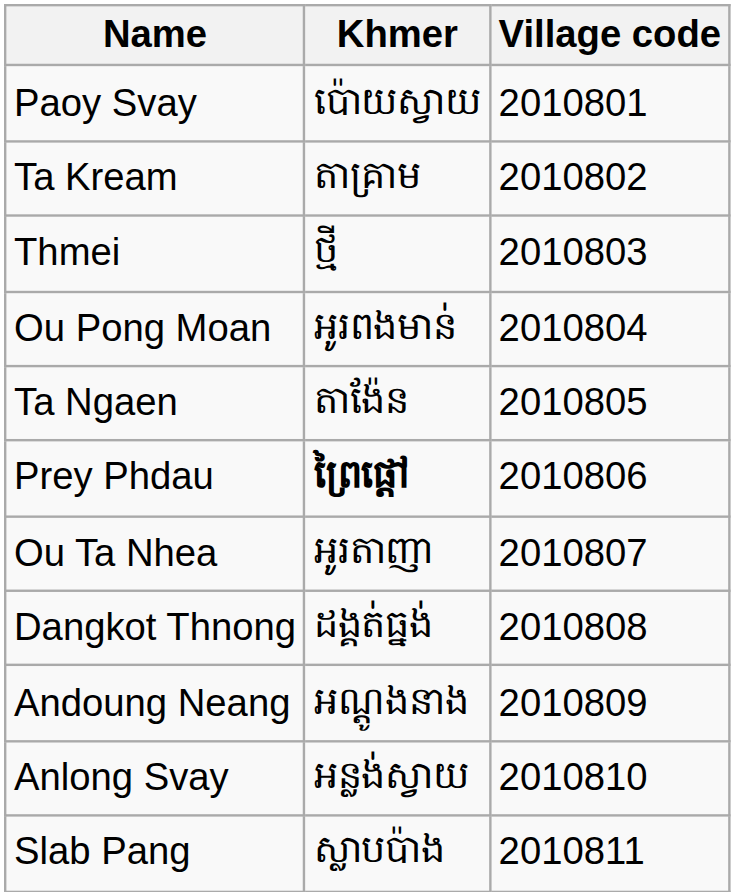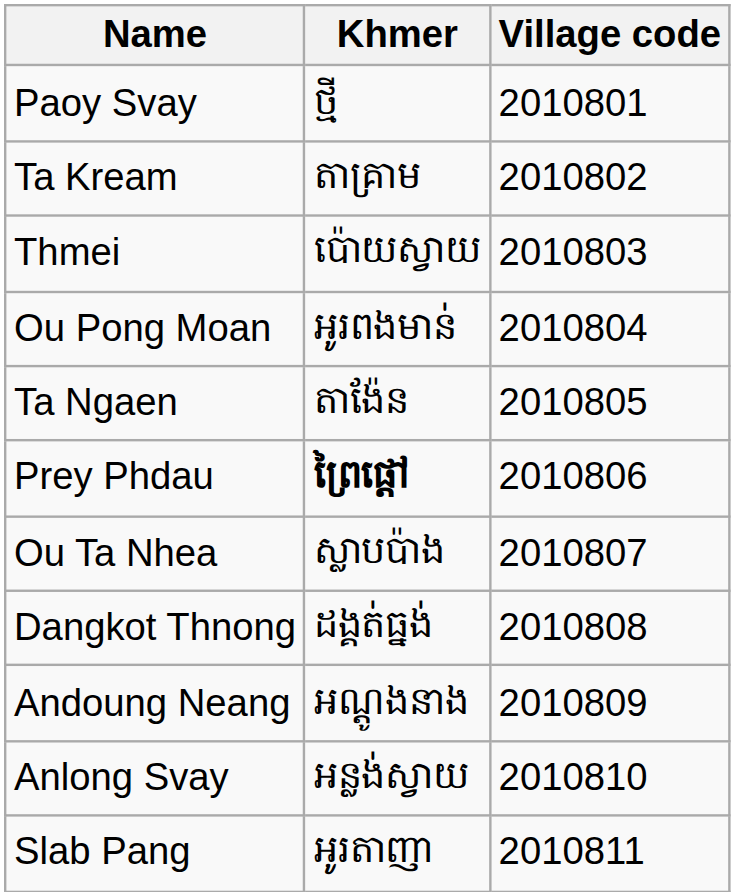(397, 100) ប៉ោយស្វាយ -> (326, 100) ថ្មី
(326, 250) ថ្មី -> (397, 250) ប៉ោយស្វាយ
(373, 550) អូរតាញា -> (379, 550) ស្លាបប៉ាង
(379, 850) ស្លាបប៉ាង -> (373, 850) អូរតាញា
